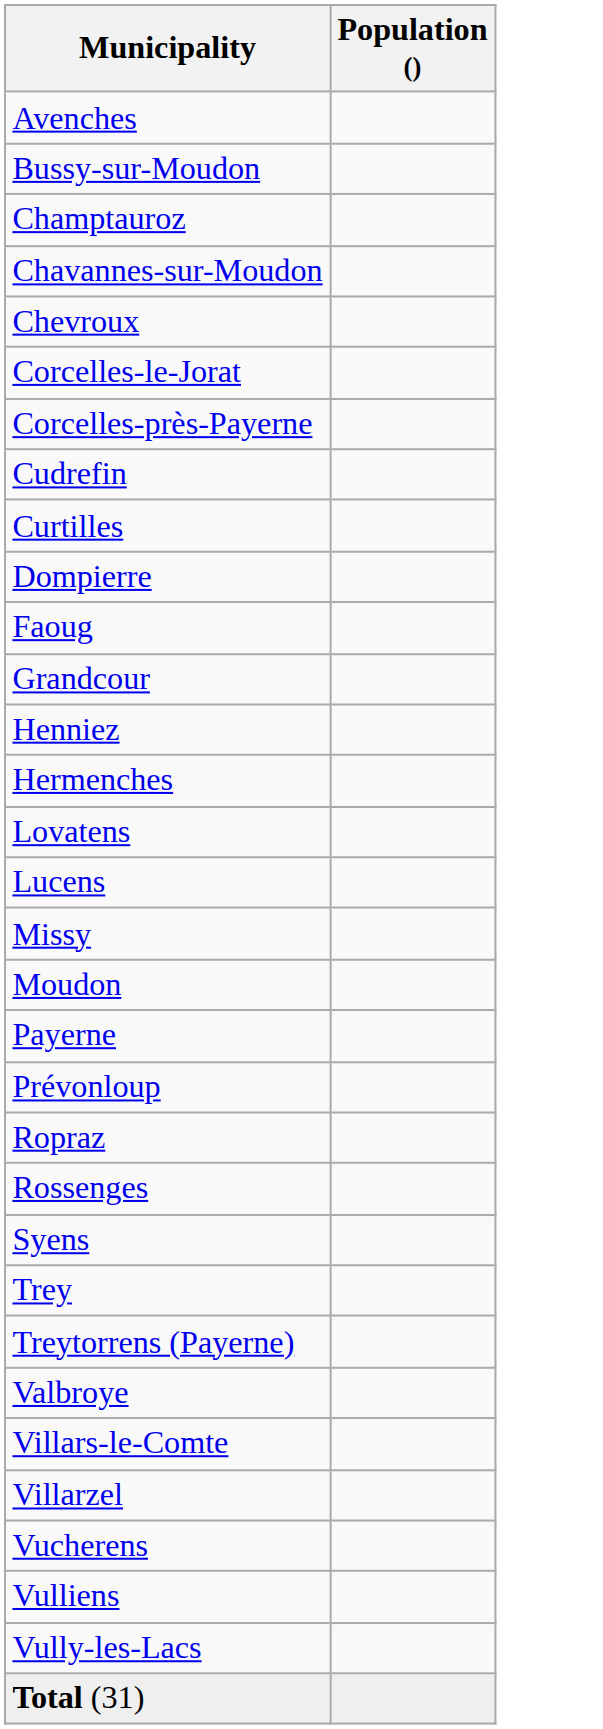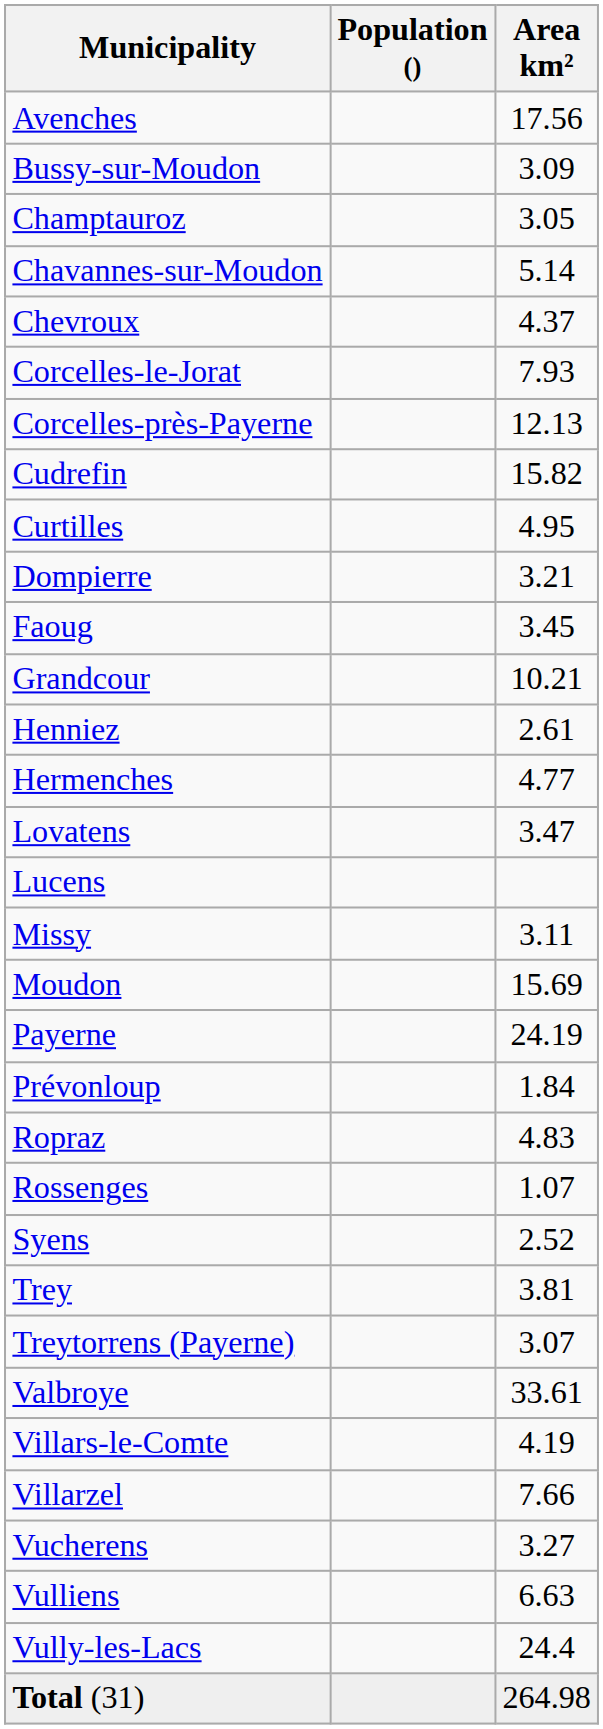+ column: (547, 48)
